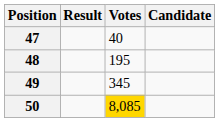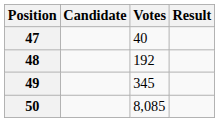columns swapped: (180, 15) <-> (83, 15)
(119, 60) 195 -> (144, 60) 192
(125, 106) gold background -> (149, 106) no background
